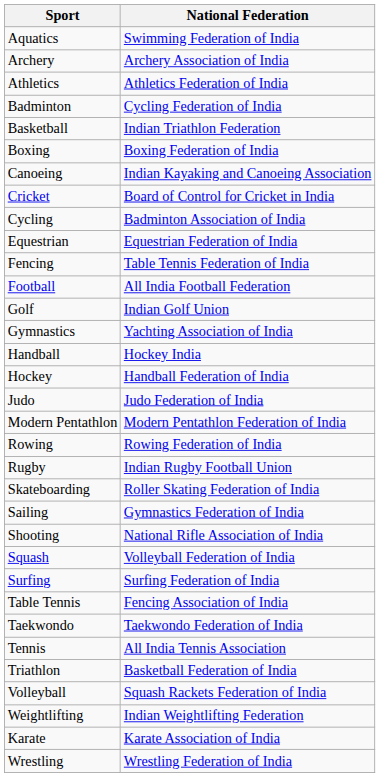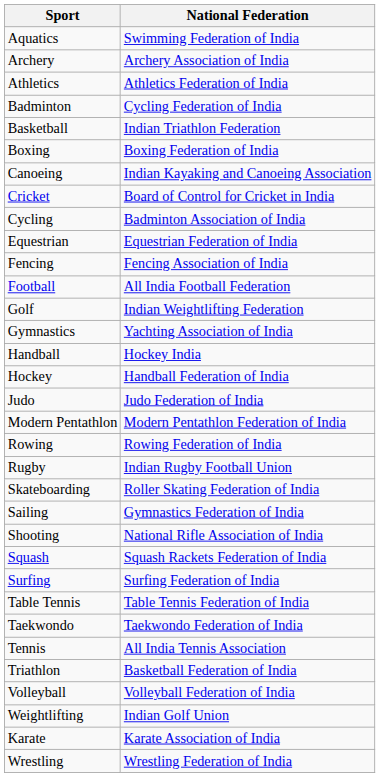(216, 264) Table Tennis Federation of India -> (206, 264) Fencing Association of India
(176, 309) Indian Golf Union -> (214, 309) Indian Weightlifting Federation
(209, 557) Volleyball Federation of India -> (225, 557) Squash Rackets Federation of India
(206, 602) Fencing Association of India -> (216, 602) Table Tennis Federation of India
(225, 693) Squash Rackets Federation of India -> (209, 693) Volleyball Federation of India
(214, 715) Indian Weightlifting Federation -> (176, 715) Indian Golf Union
